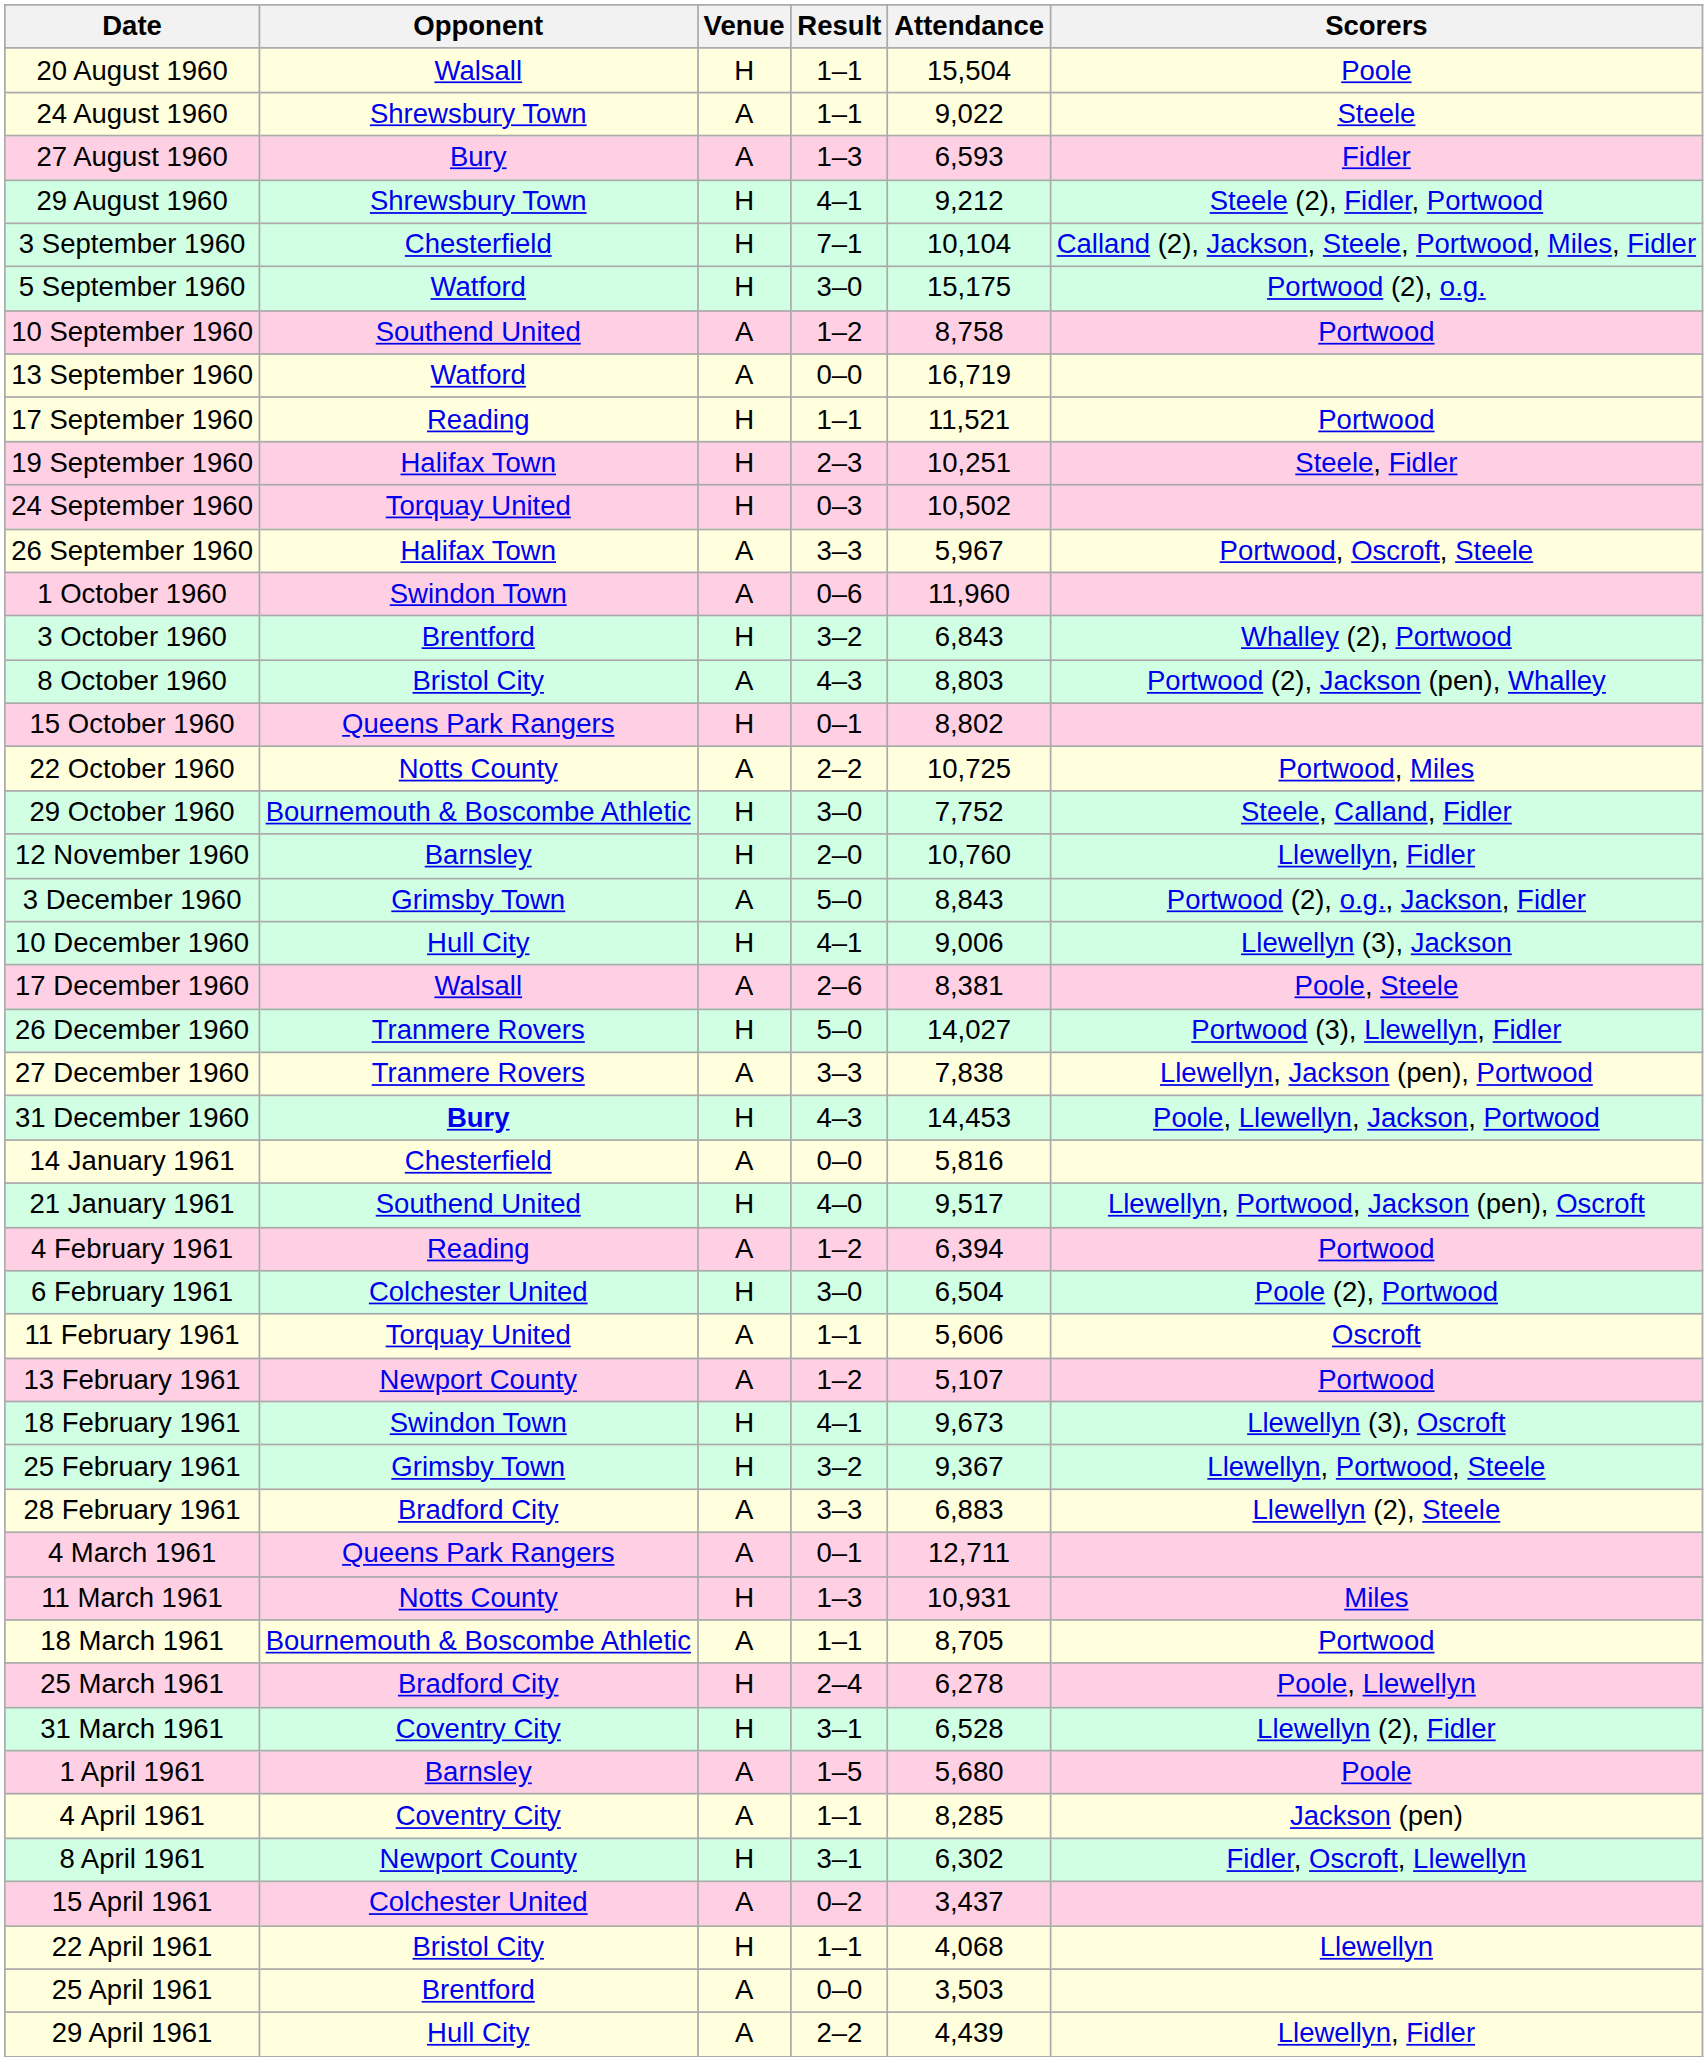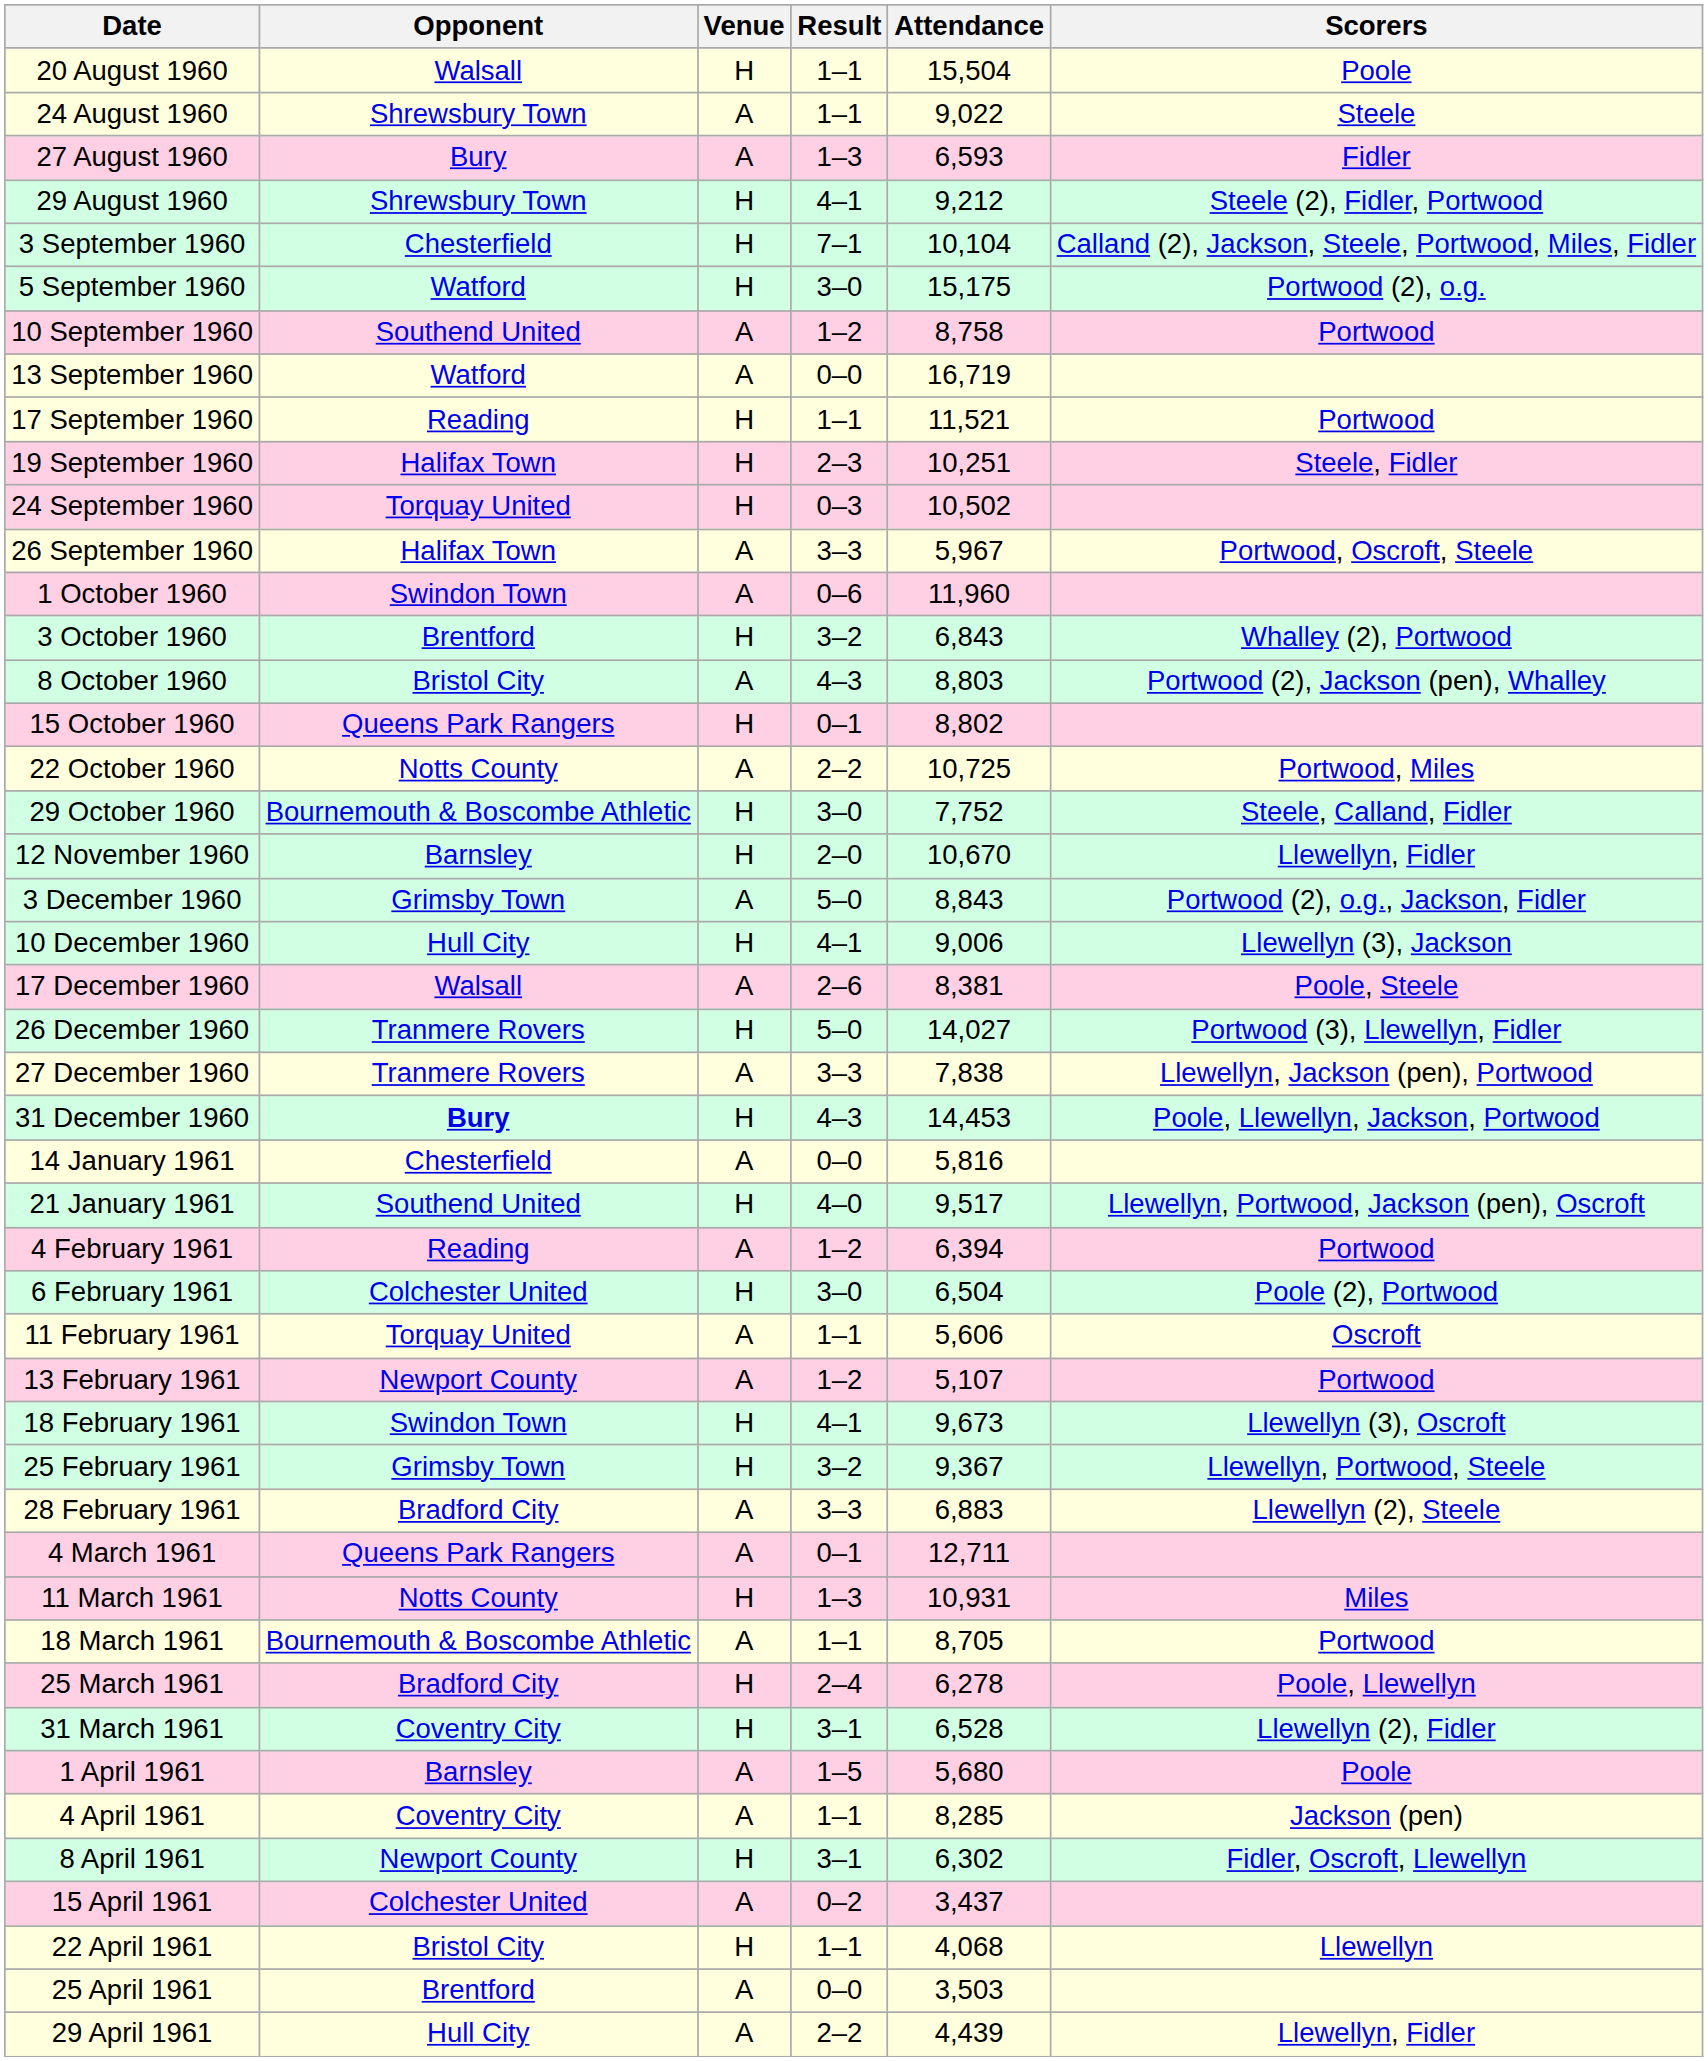(969, 855) 10,760 -> (969, 855) 10,670
